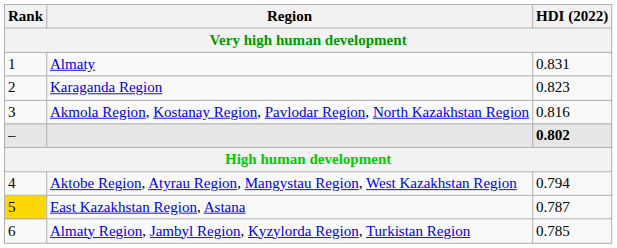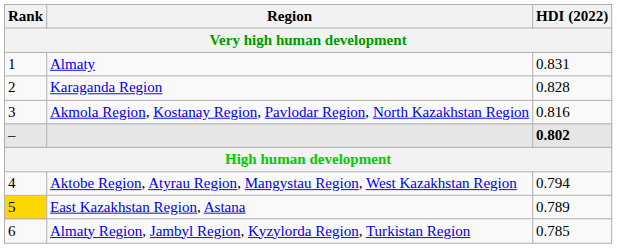(553, 87) 0.823 -> (553, 87) 0.828
(553, 207) 0.787 -> (553, 207) 0.789
